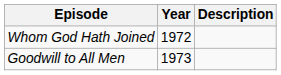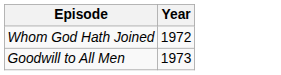- column: (236, 15)
